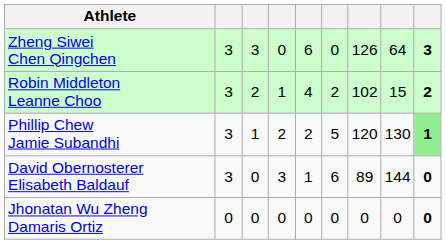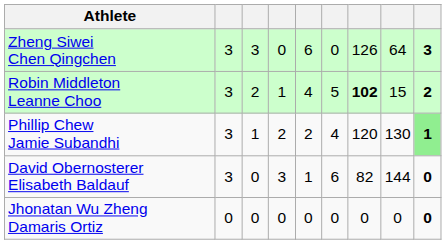(335, 92) 2 -> (335, 92) 5
(365, 92) normal -> (365, 92) bold
(335, 134) 5 -> (335, 134) 4
(365, 176) 89 -> (365, 176) 82
